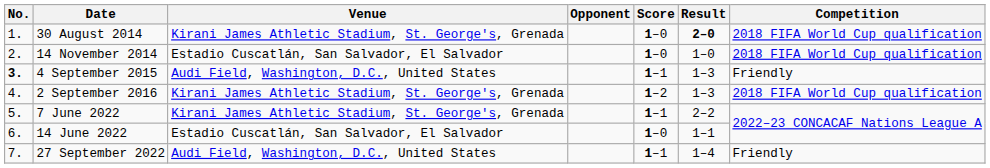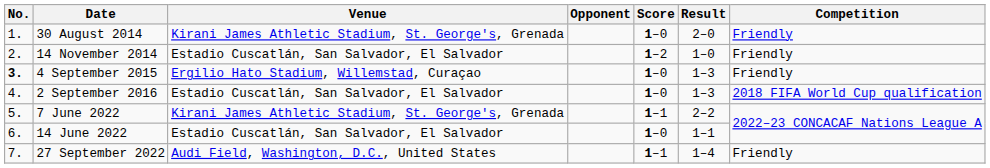(704, 34) bold -> (704, 34) normal
(857, 34) 2018 FIFA World Cup qualification -> (763, 34) Friendly
(656, 54) 1–0 -> (656, 54) 1–2
(857, 54) 2018 FIFA World Cup qualification -> (763, 54) Friendly
(334, 74) Audi Field, Washington, D.C., United States -> (326, 74) Ergilio Hato Stadium, Willemstad, Curaçao
(656, 74) 1–1 -> (656, 74) 1–0
(368, 94) Kirani James Athletic Stadium, St. George's, Grenada -> (337, 94) Estadio Cuscatlán, San Salvador, El Salvador
(656, 94) 1–2 -> (656, 94) 1–0
